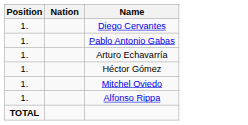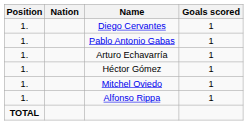+ column: (211, 12)
